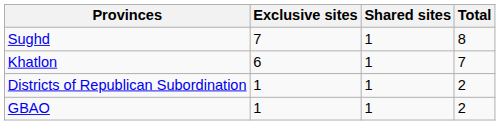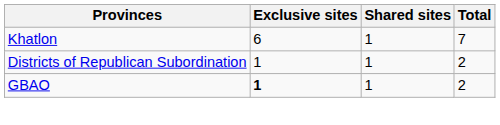- row: (29, 39)
(257, 108) normal -> (257, 85) bold
